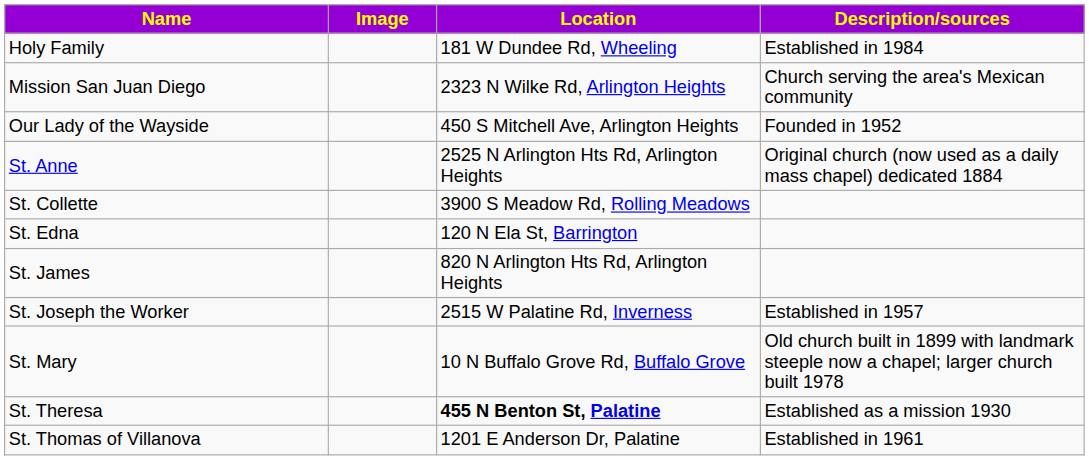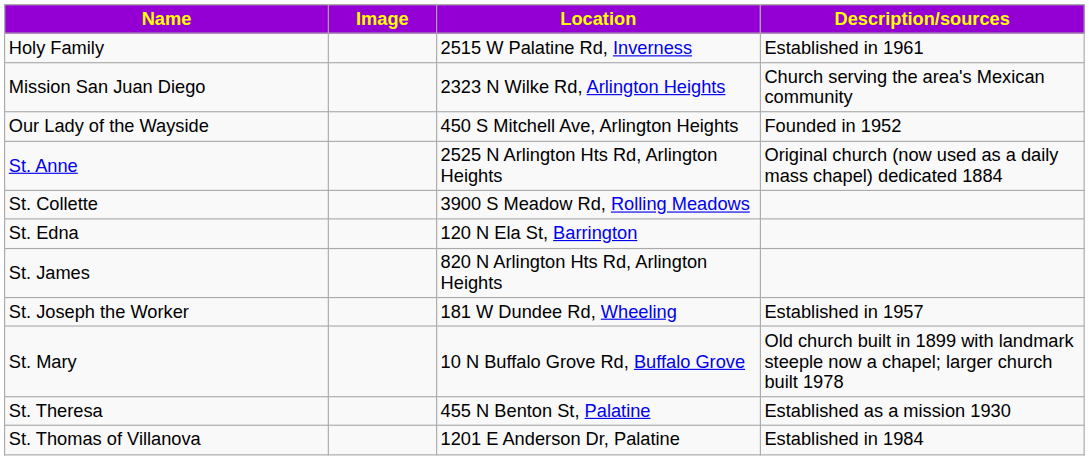(559, 47) 181 W Dundee Rd, Wheeling -> (566, 47) 2515 W Palatine Rd, Inverness
(844, 47) Established in 1984 -> (844, 47) Established in 1961
(566, 311) 2515 W Palatine Rd, Inverness -> (559, 311) 181 W Dundee Rd, Wheeling
(551, 410) bold -> (546, 410) normal
(844, 439) Established in 1961 -> (844, 439) Established in 1984
